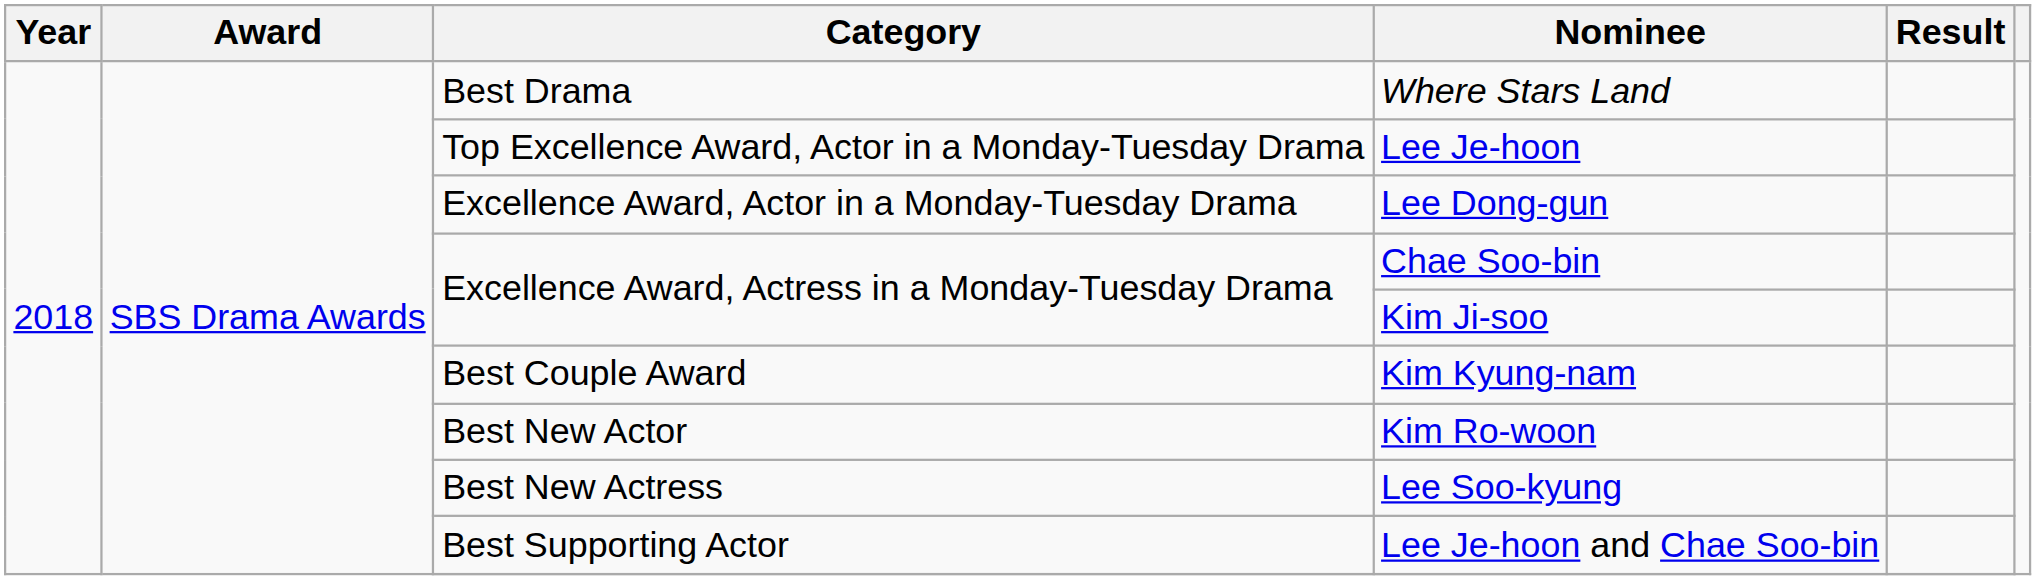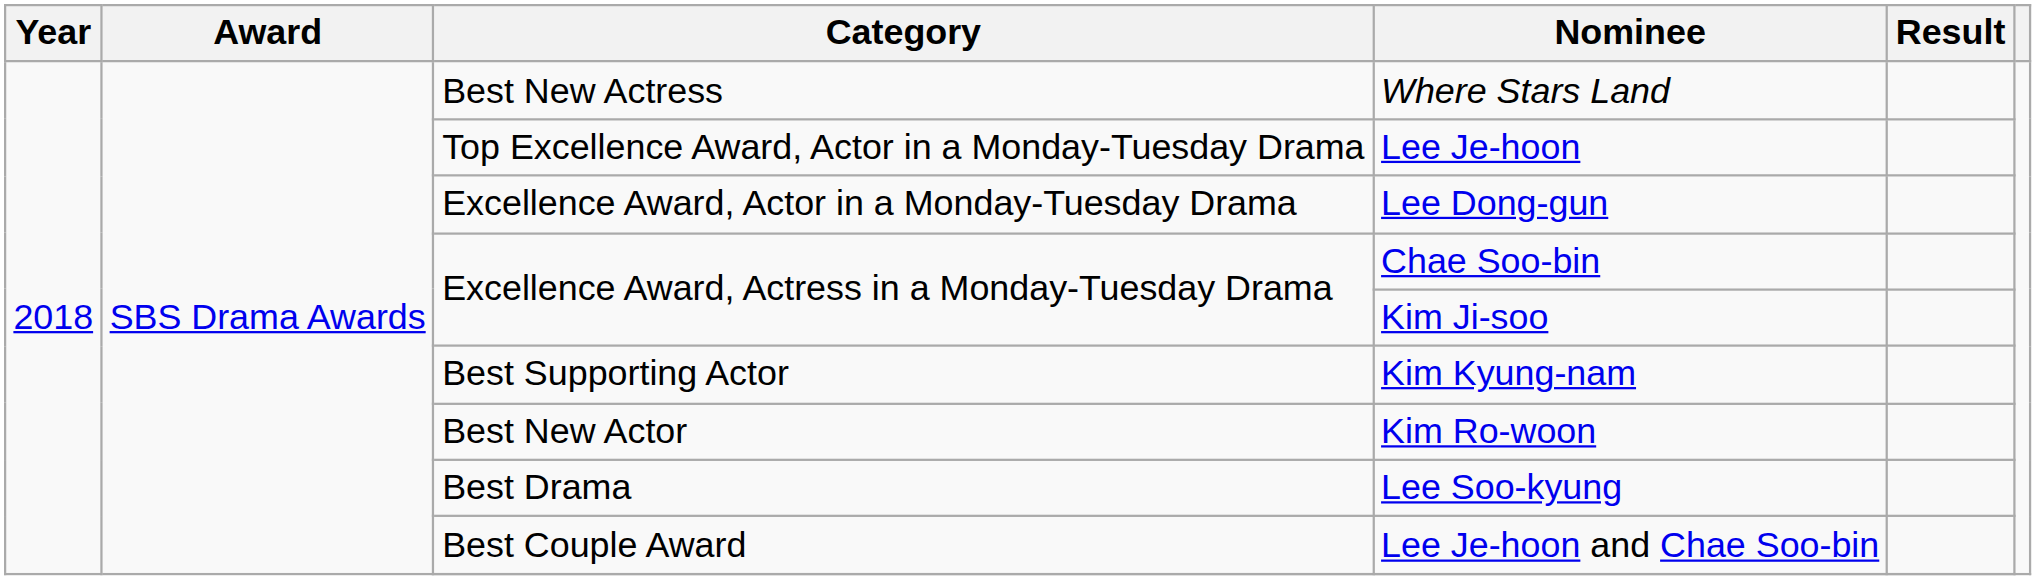(537, 89) Best Drama -> (583, 89) Best New Actress
(594, 373) Best Couple Award -> (616, 373) Best Supporting Actor
(583, 487) Best New Actress -> (537, 487) Best Drama
(616, 544) Best Supporting Actor -> (594, 544) Best Couple Award
